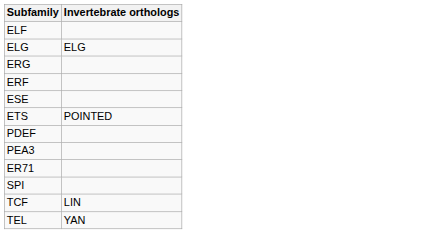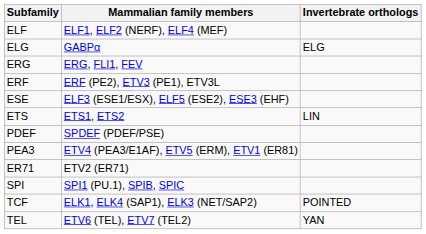+ column: (181, 13)
(88, 116) POINTED -> (311, 116) LIN
(72, 202) LIN -> (327, 202) POINTED
